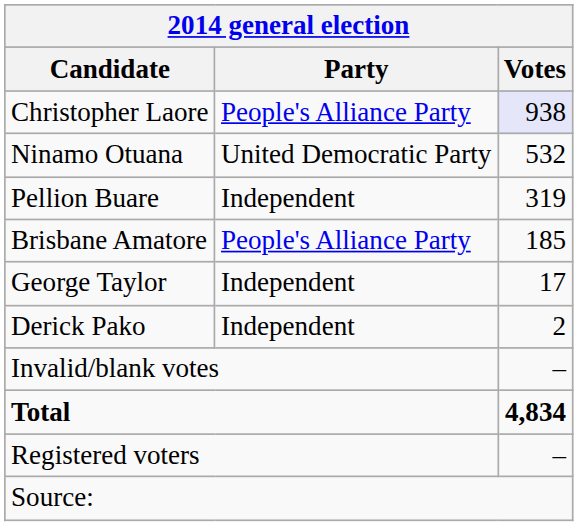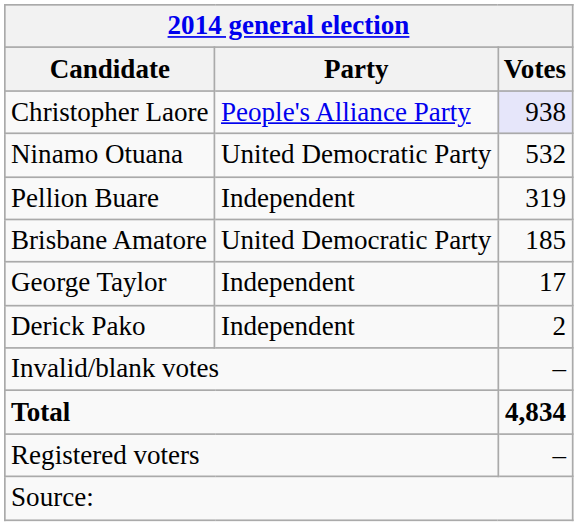(346, 240) People's Alliance Party -> (356, 240) United Democratic Party
